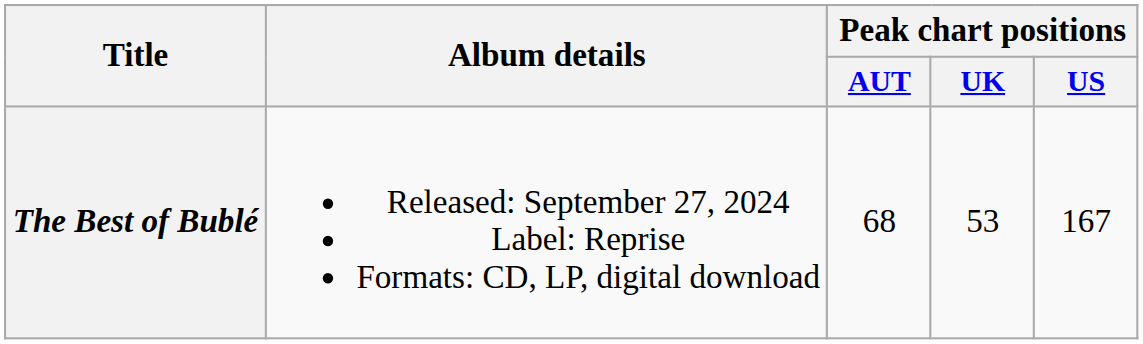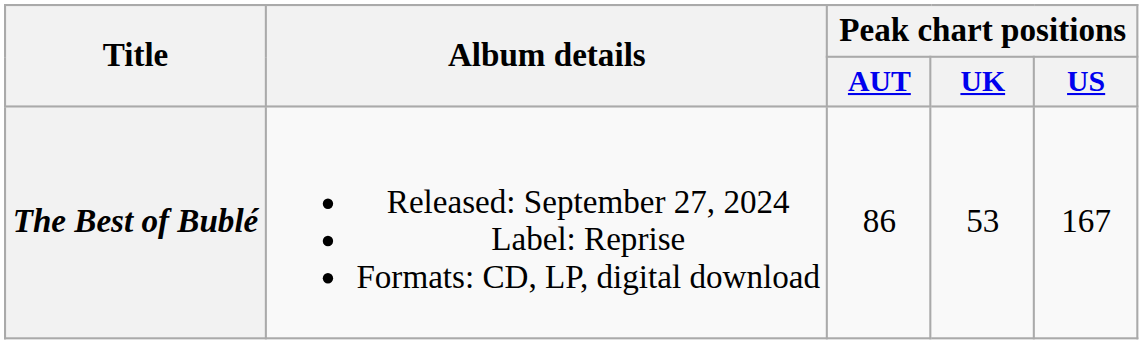(879, 221) 68 -> (879, 221) 86
